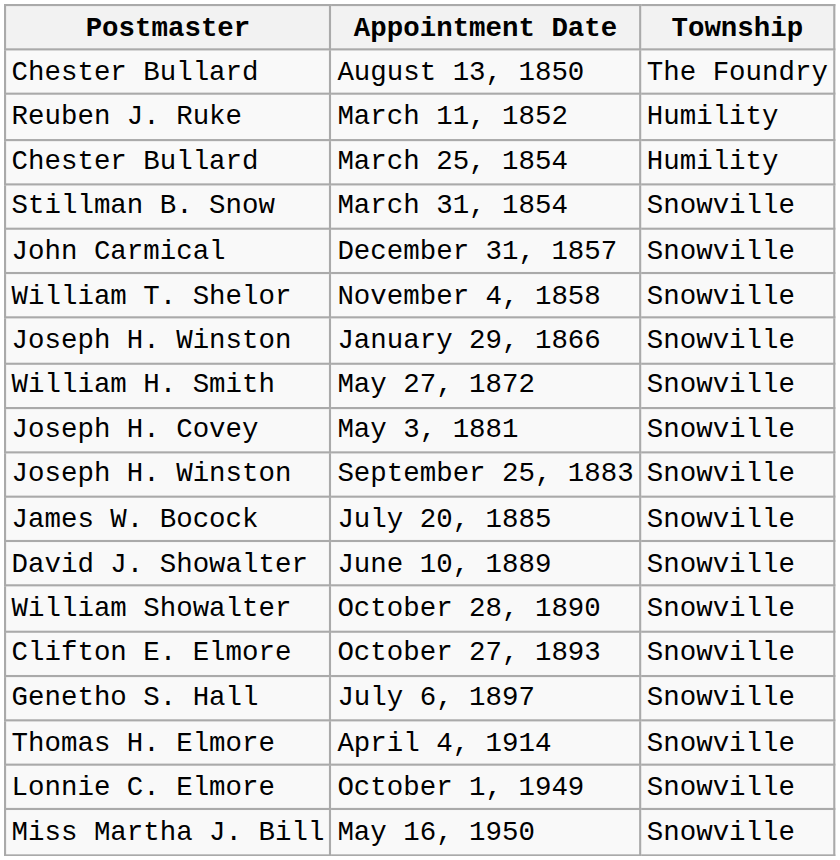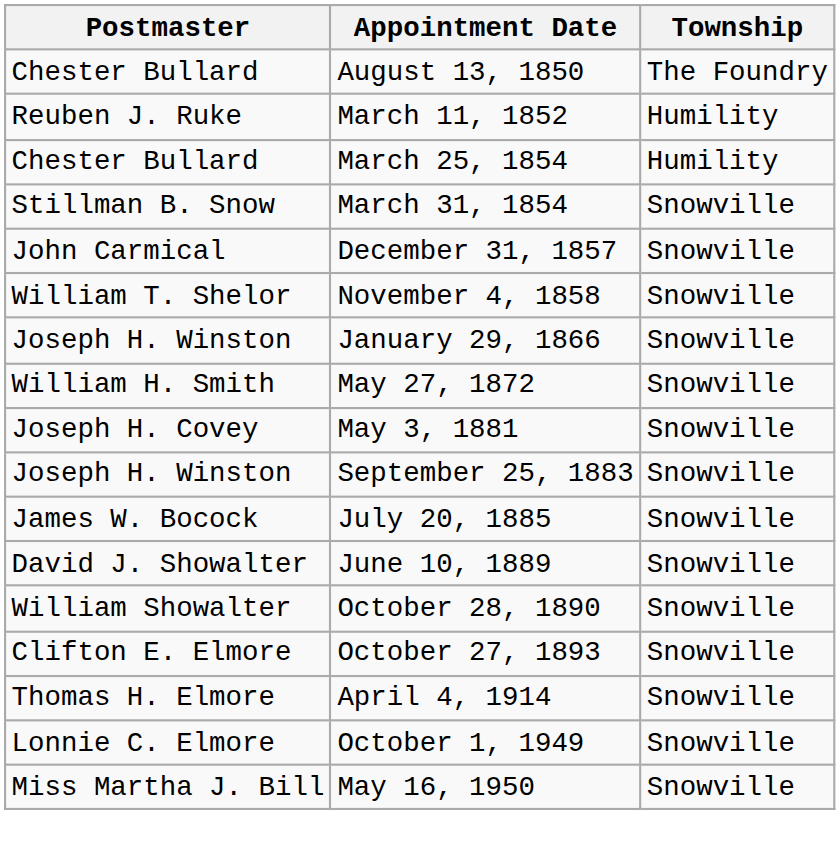- row: (436, 698)
